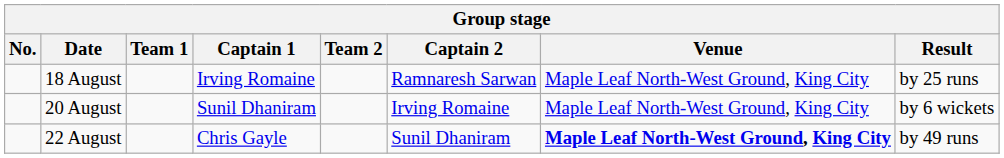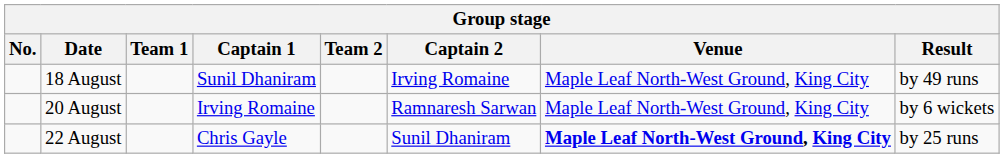(256, 78) Irving Romaine -> (256, 78) Sunil Dhaniram
(464, 78) Ramnaresh Sarwan -> (450, 78) Irving Romaine
(939, 78) by 25 runs -> (939, 78) by 49 runs
(256, 108) Sunil Dhaniram -> (256, 108) Irving Romaine
(450, 108) Irving Romaine -> (464, 108) Ramnaresh Sarwan
(939, 138) by 49 runs -> (939, 138) by 25 runs
